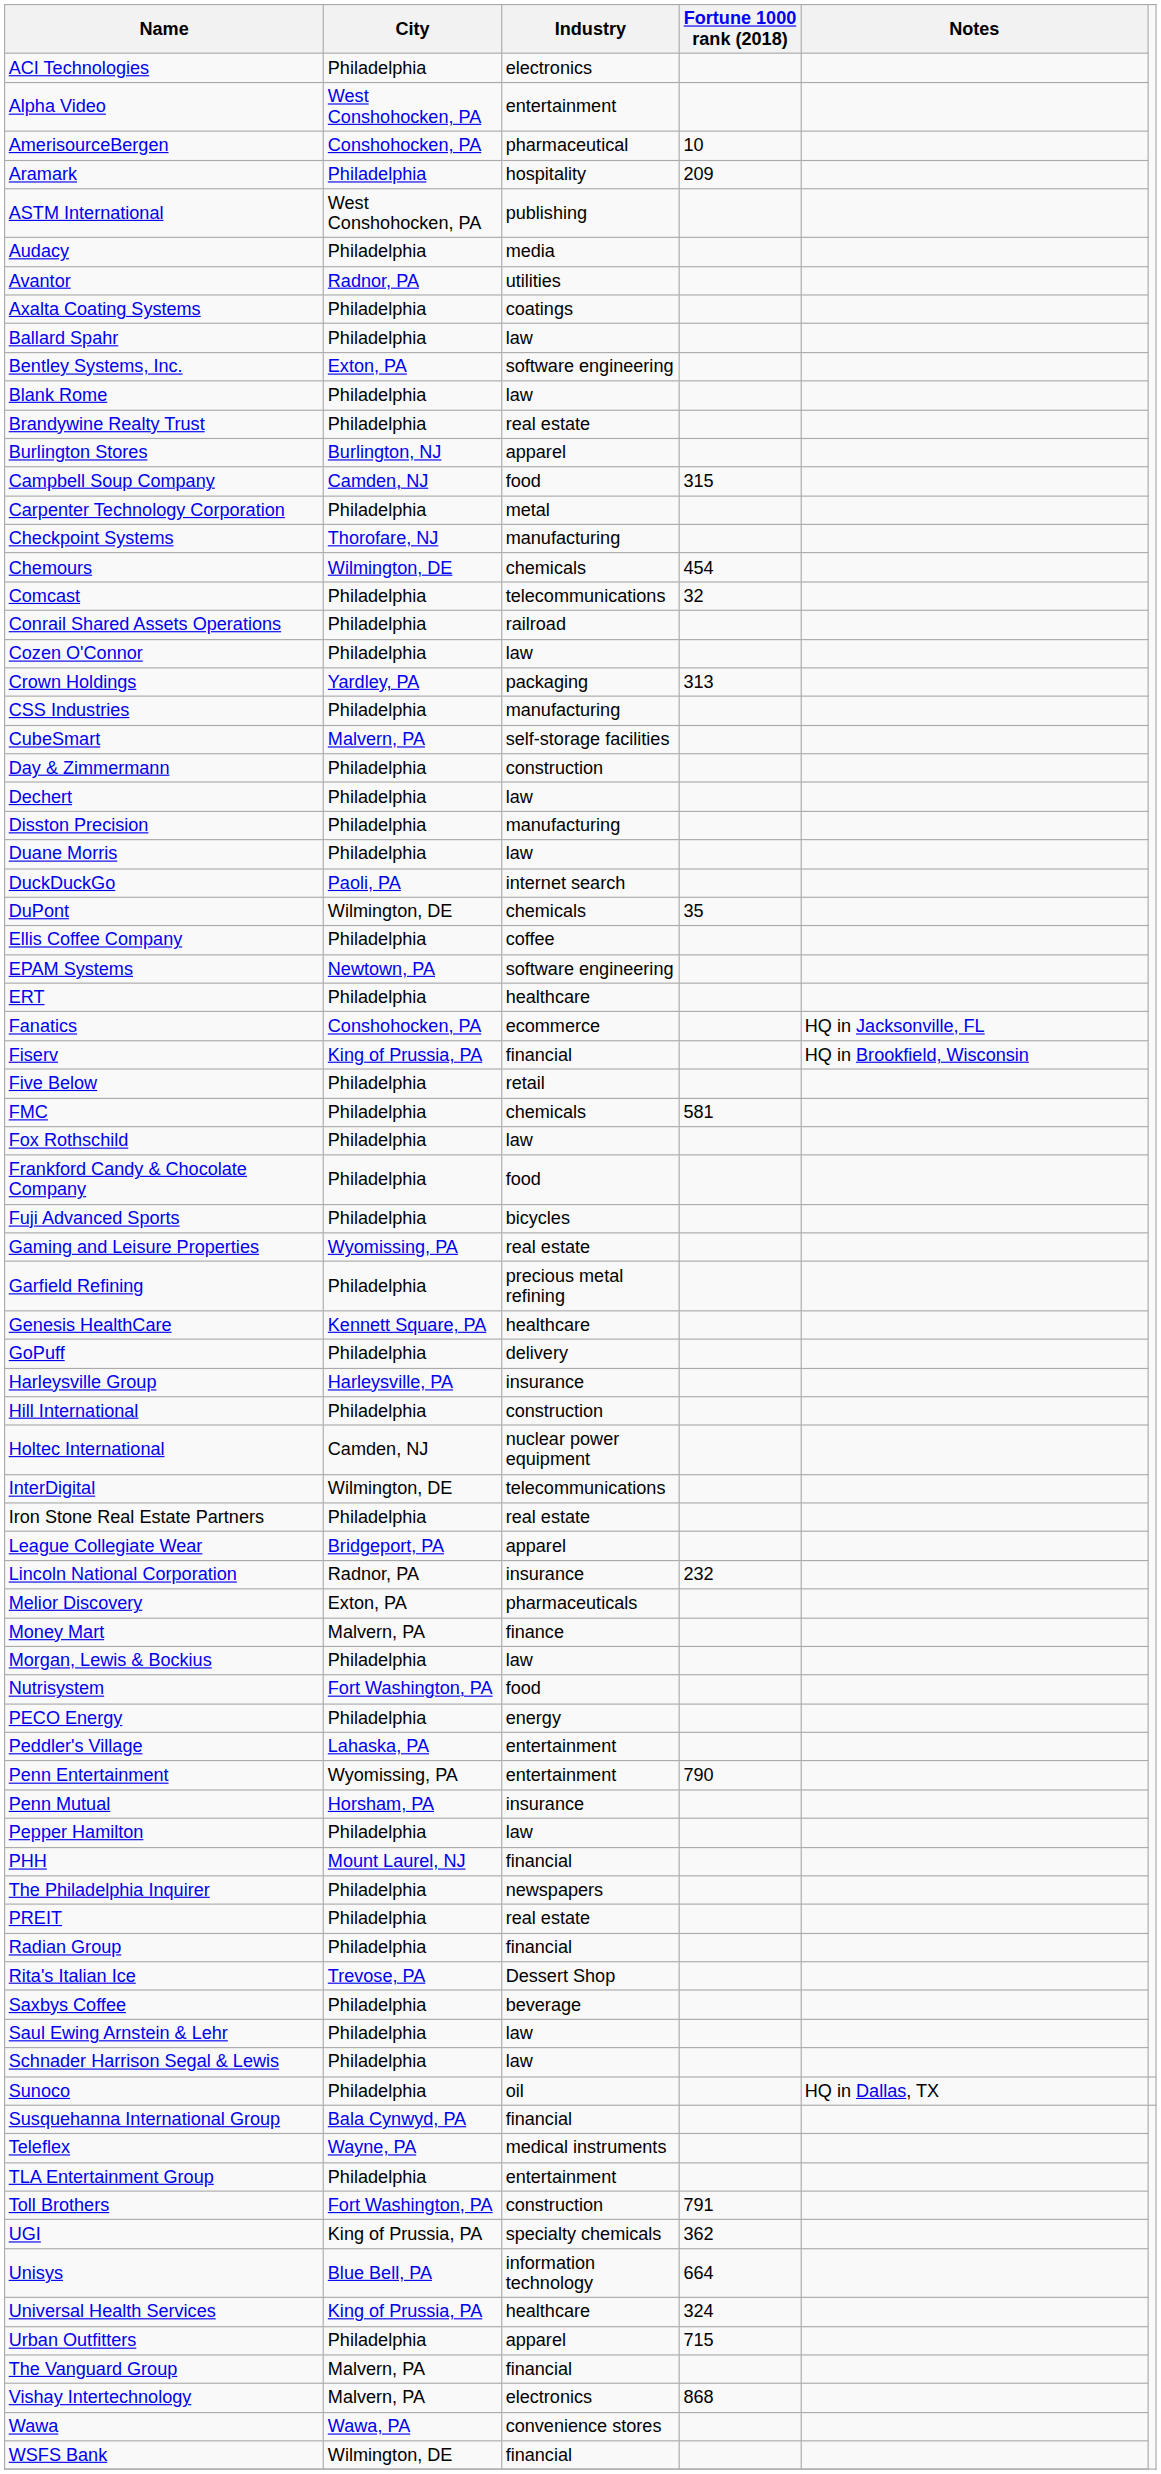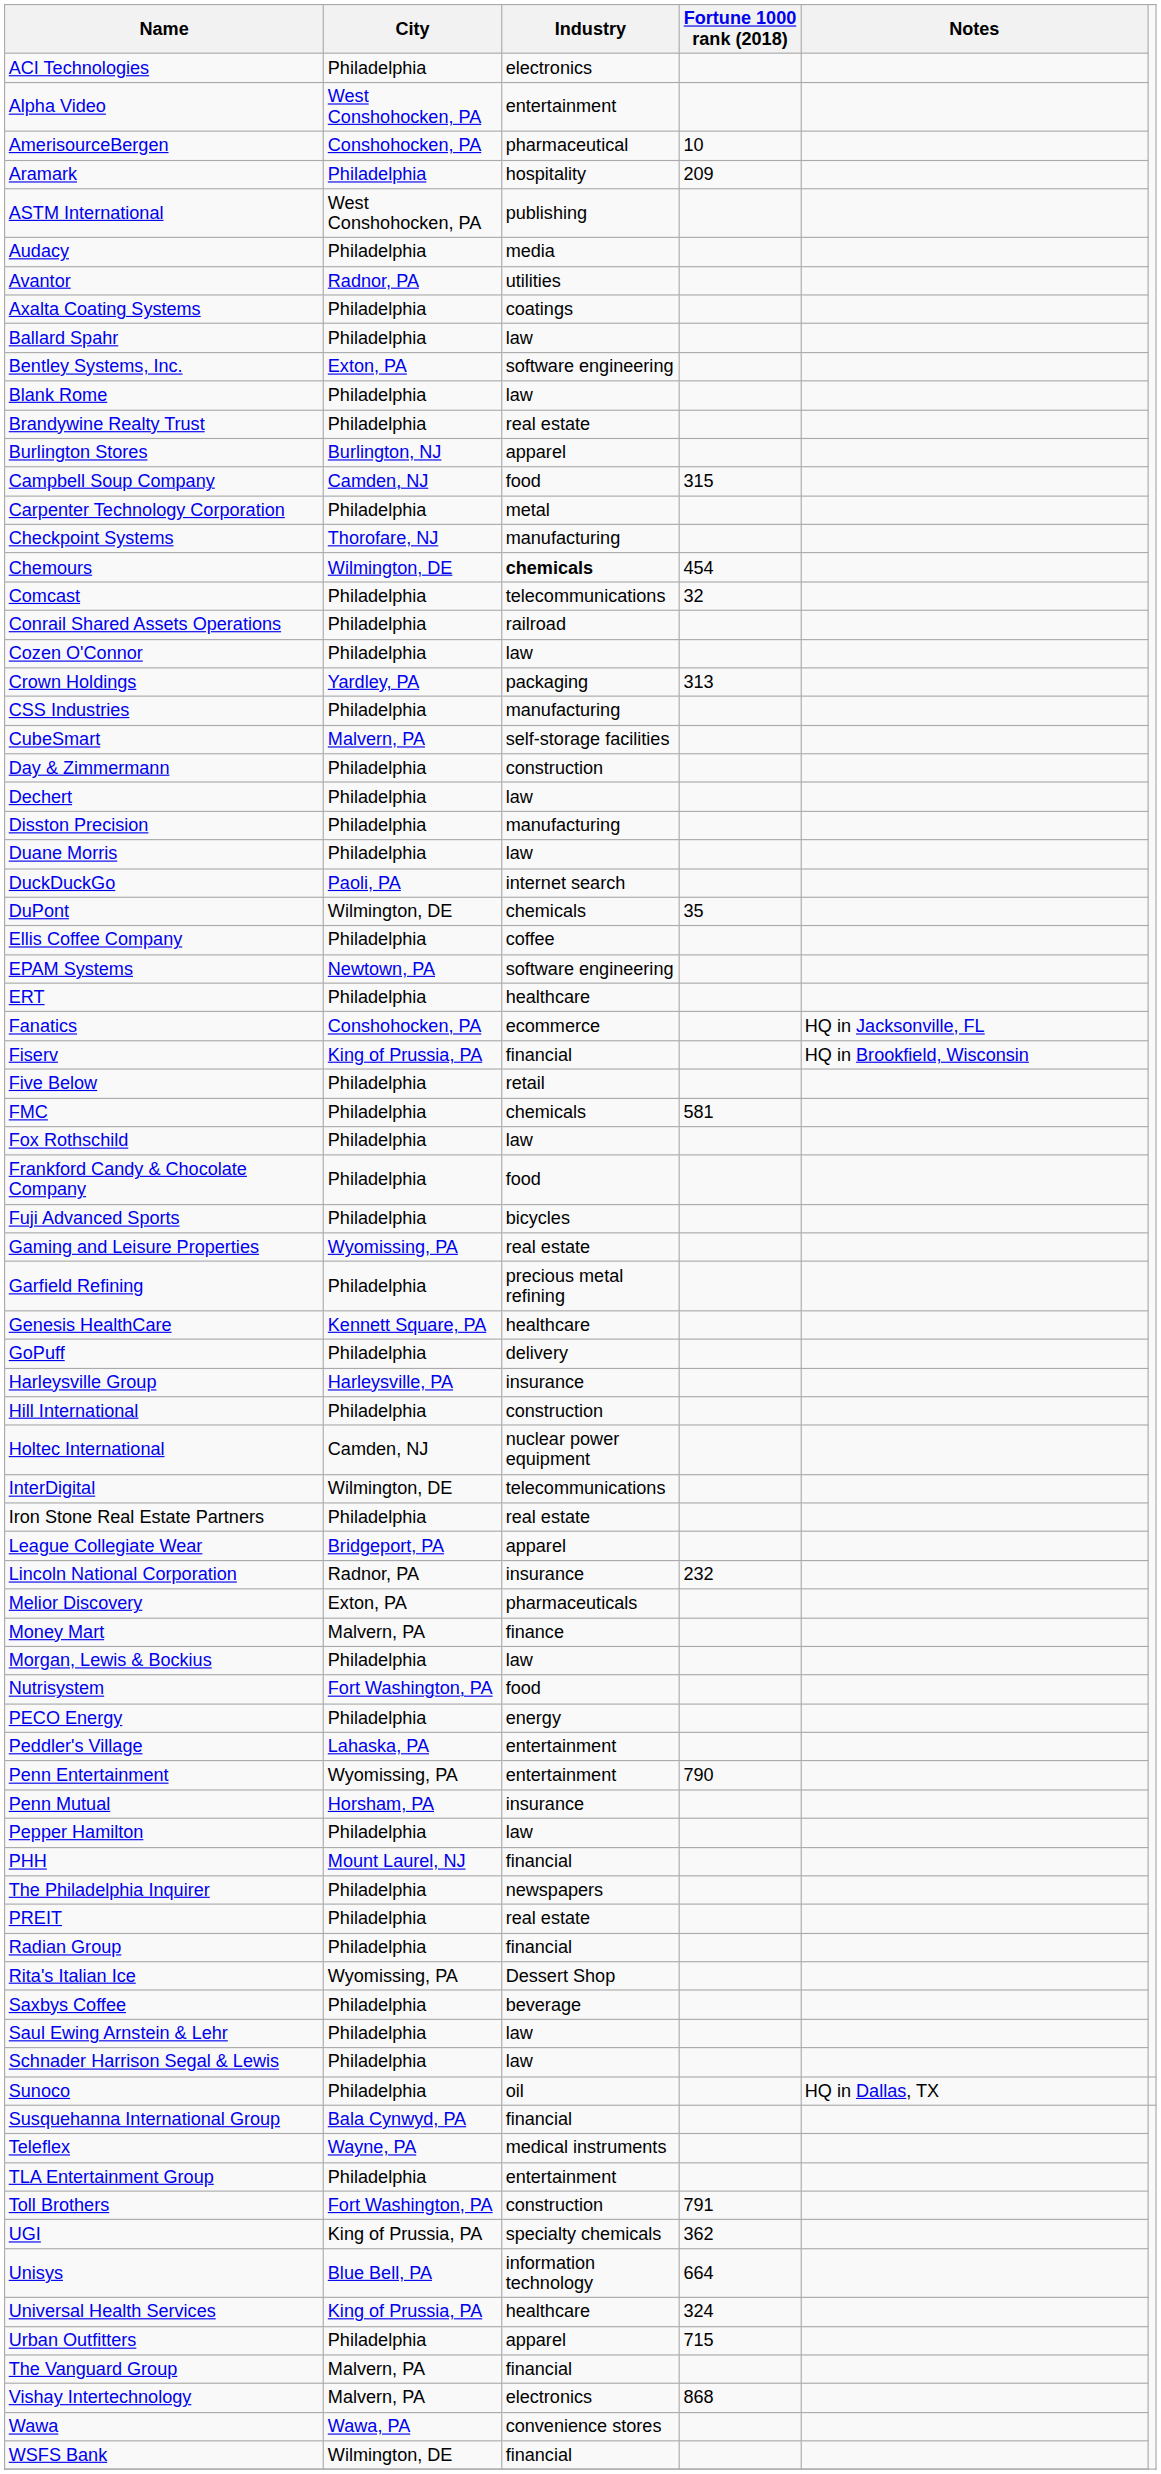(546, 567) normal -> (549, 567) bold
(377, 1975) Trevose, PA -> (393, 1975) Wyomissing, PA
